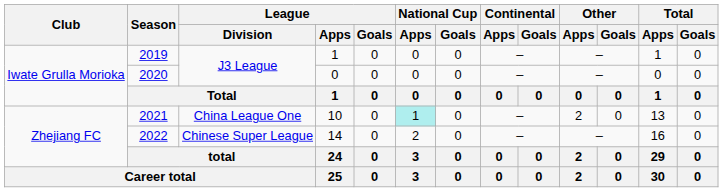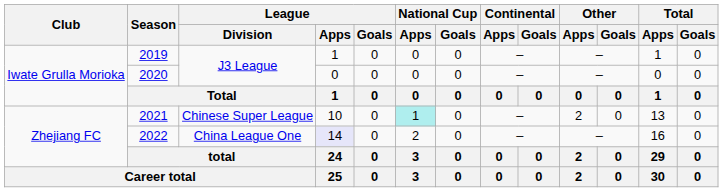(248, 116) China League One -> (248, 116) Chinese Super League
(248, 136) Chinese Super League -> (248, 136) China League One
(335, 136) no background -> (335, 136) lavender background
